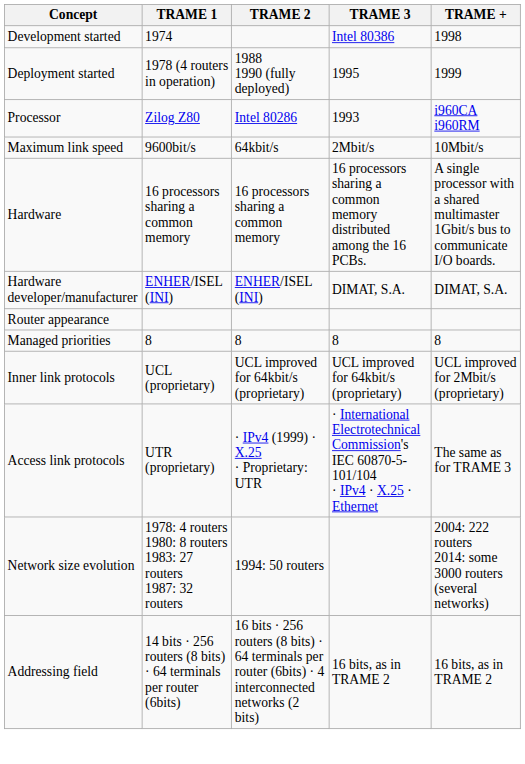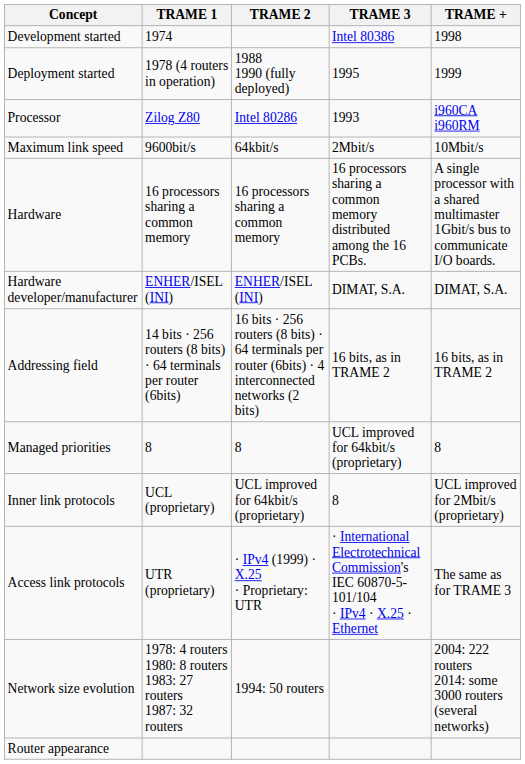rows swapped: (53, 671) <-> (58, 319)
(335, 340) 8 -> (373, 447) UCL improved for 64kbit/s (proprietary)
(373, 377) UCL improved for 64kbit/s (proprietary) -> (335, 500) 8
